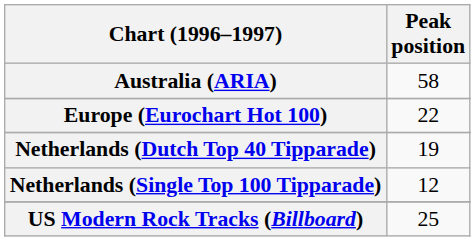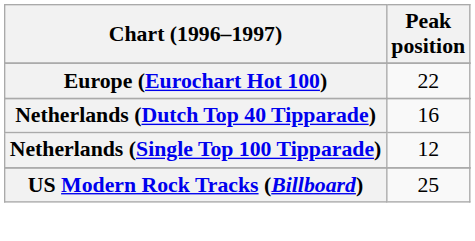- row: (196, 80)
(428, 149) 19 -> (428, 115) 16
